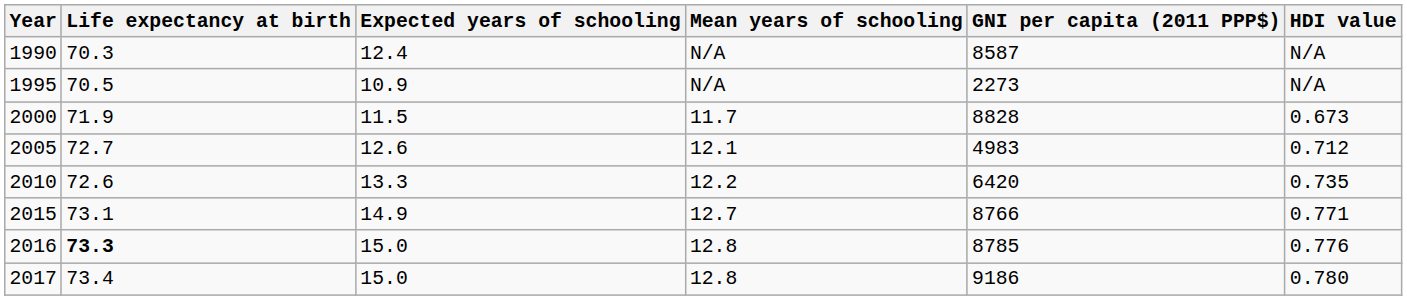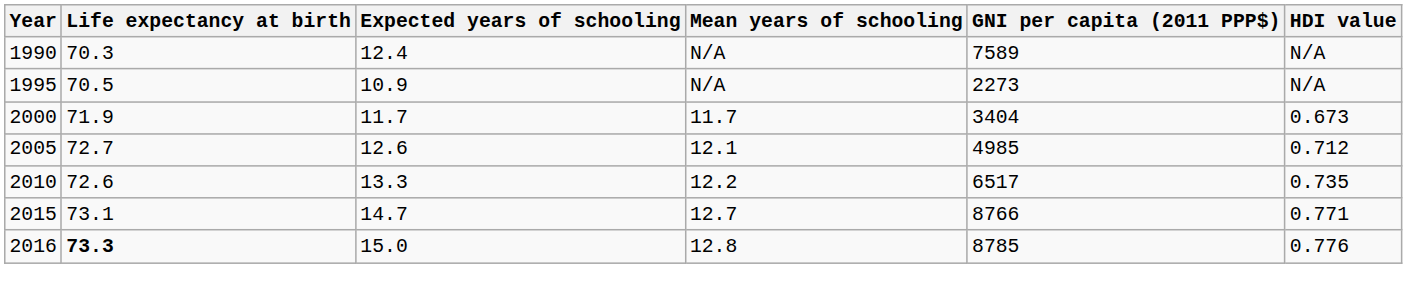(996, 53) 8587 -> (996, 53) 7589
(384, 117) 11.5 -> (384, 117) 11.7
(996, 117) 8828 -> (996, 117) 3404
(996, 150) 4983 -> (996, 150) 4985
(996, 182) 6420 -> (996, 182) 6517
(384, 214) 14.9 -> (384, 214) 14.7
- row: (33, 279)
